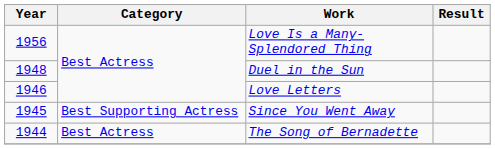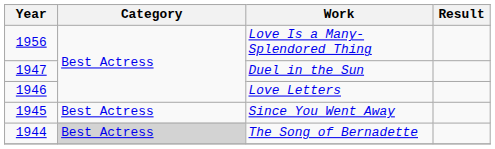(31, 71) 1948 -> (31, 71) 1947
(150, 113) Best Supporting Actress -> (107, 113) Best Actress
(107, 133) no background -> (107, 133) lightgrey background
